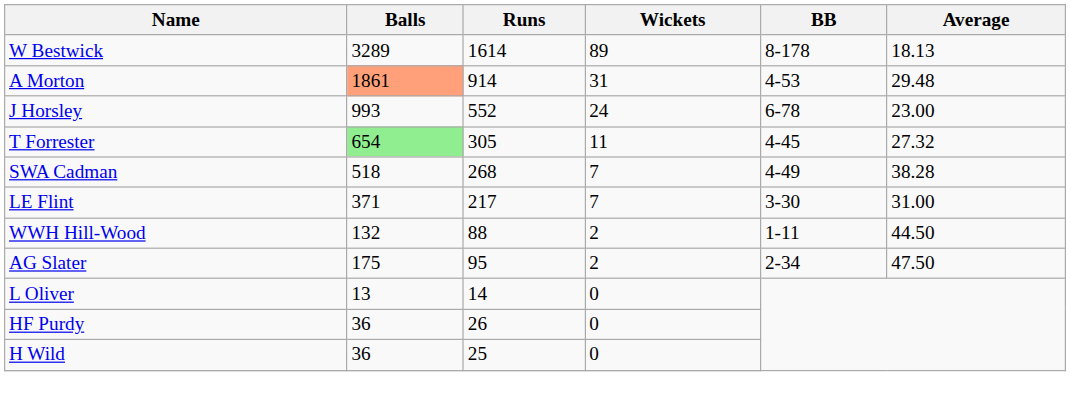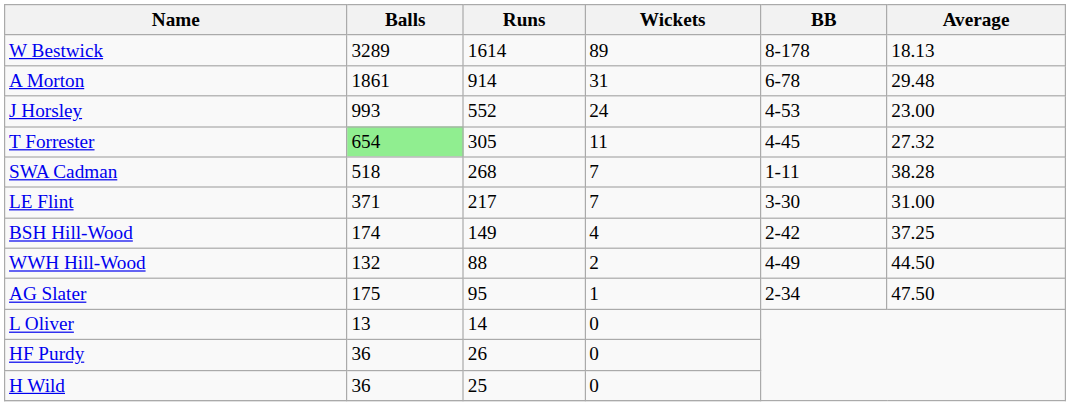(371, 80) lightsalmon background -> (371, 80) no background
(783, 80) 4-53 -> (783, 80) 6-78
(783, 111) 6-78 -> (783, 111) 4-53
(783, 171) 4-49 -> (782, 171) 1-11
+ row: (71, 232)
(782, 232) 1-11 -> (783, 263) 4-49
(594, 263) 2 -> (594, 293) 1
